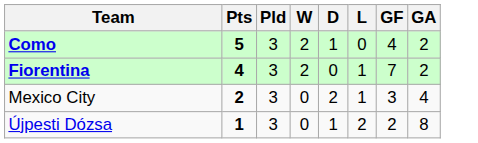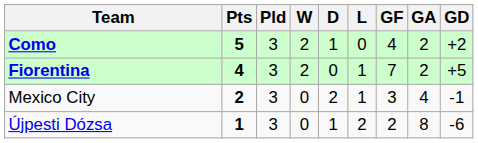+ column: (457, 17)
